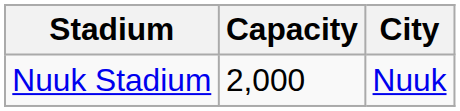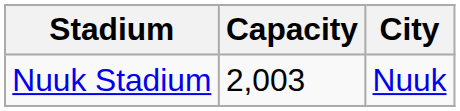(266, 79) 2,000 -> (266, 79) 2,003
